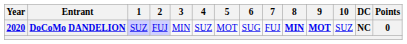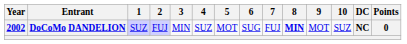(16, 28) 2020 -> (16, 28) 2002
(320, 28) bold -> (319, 28) normal
